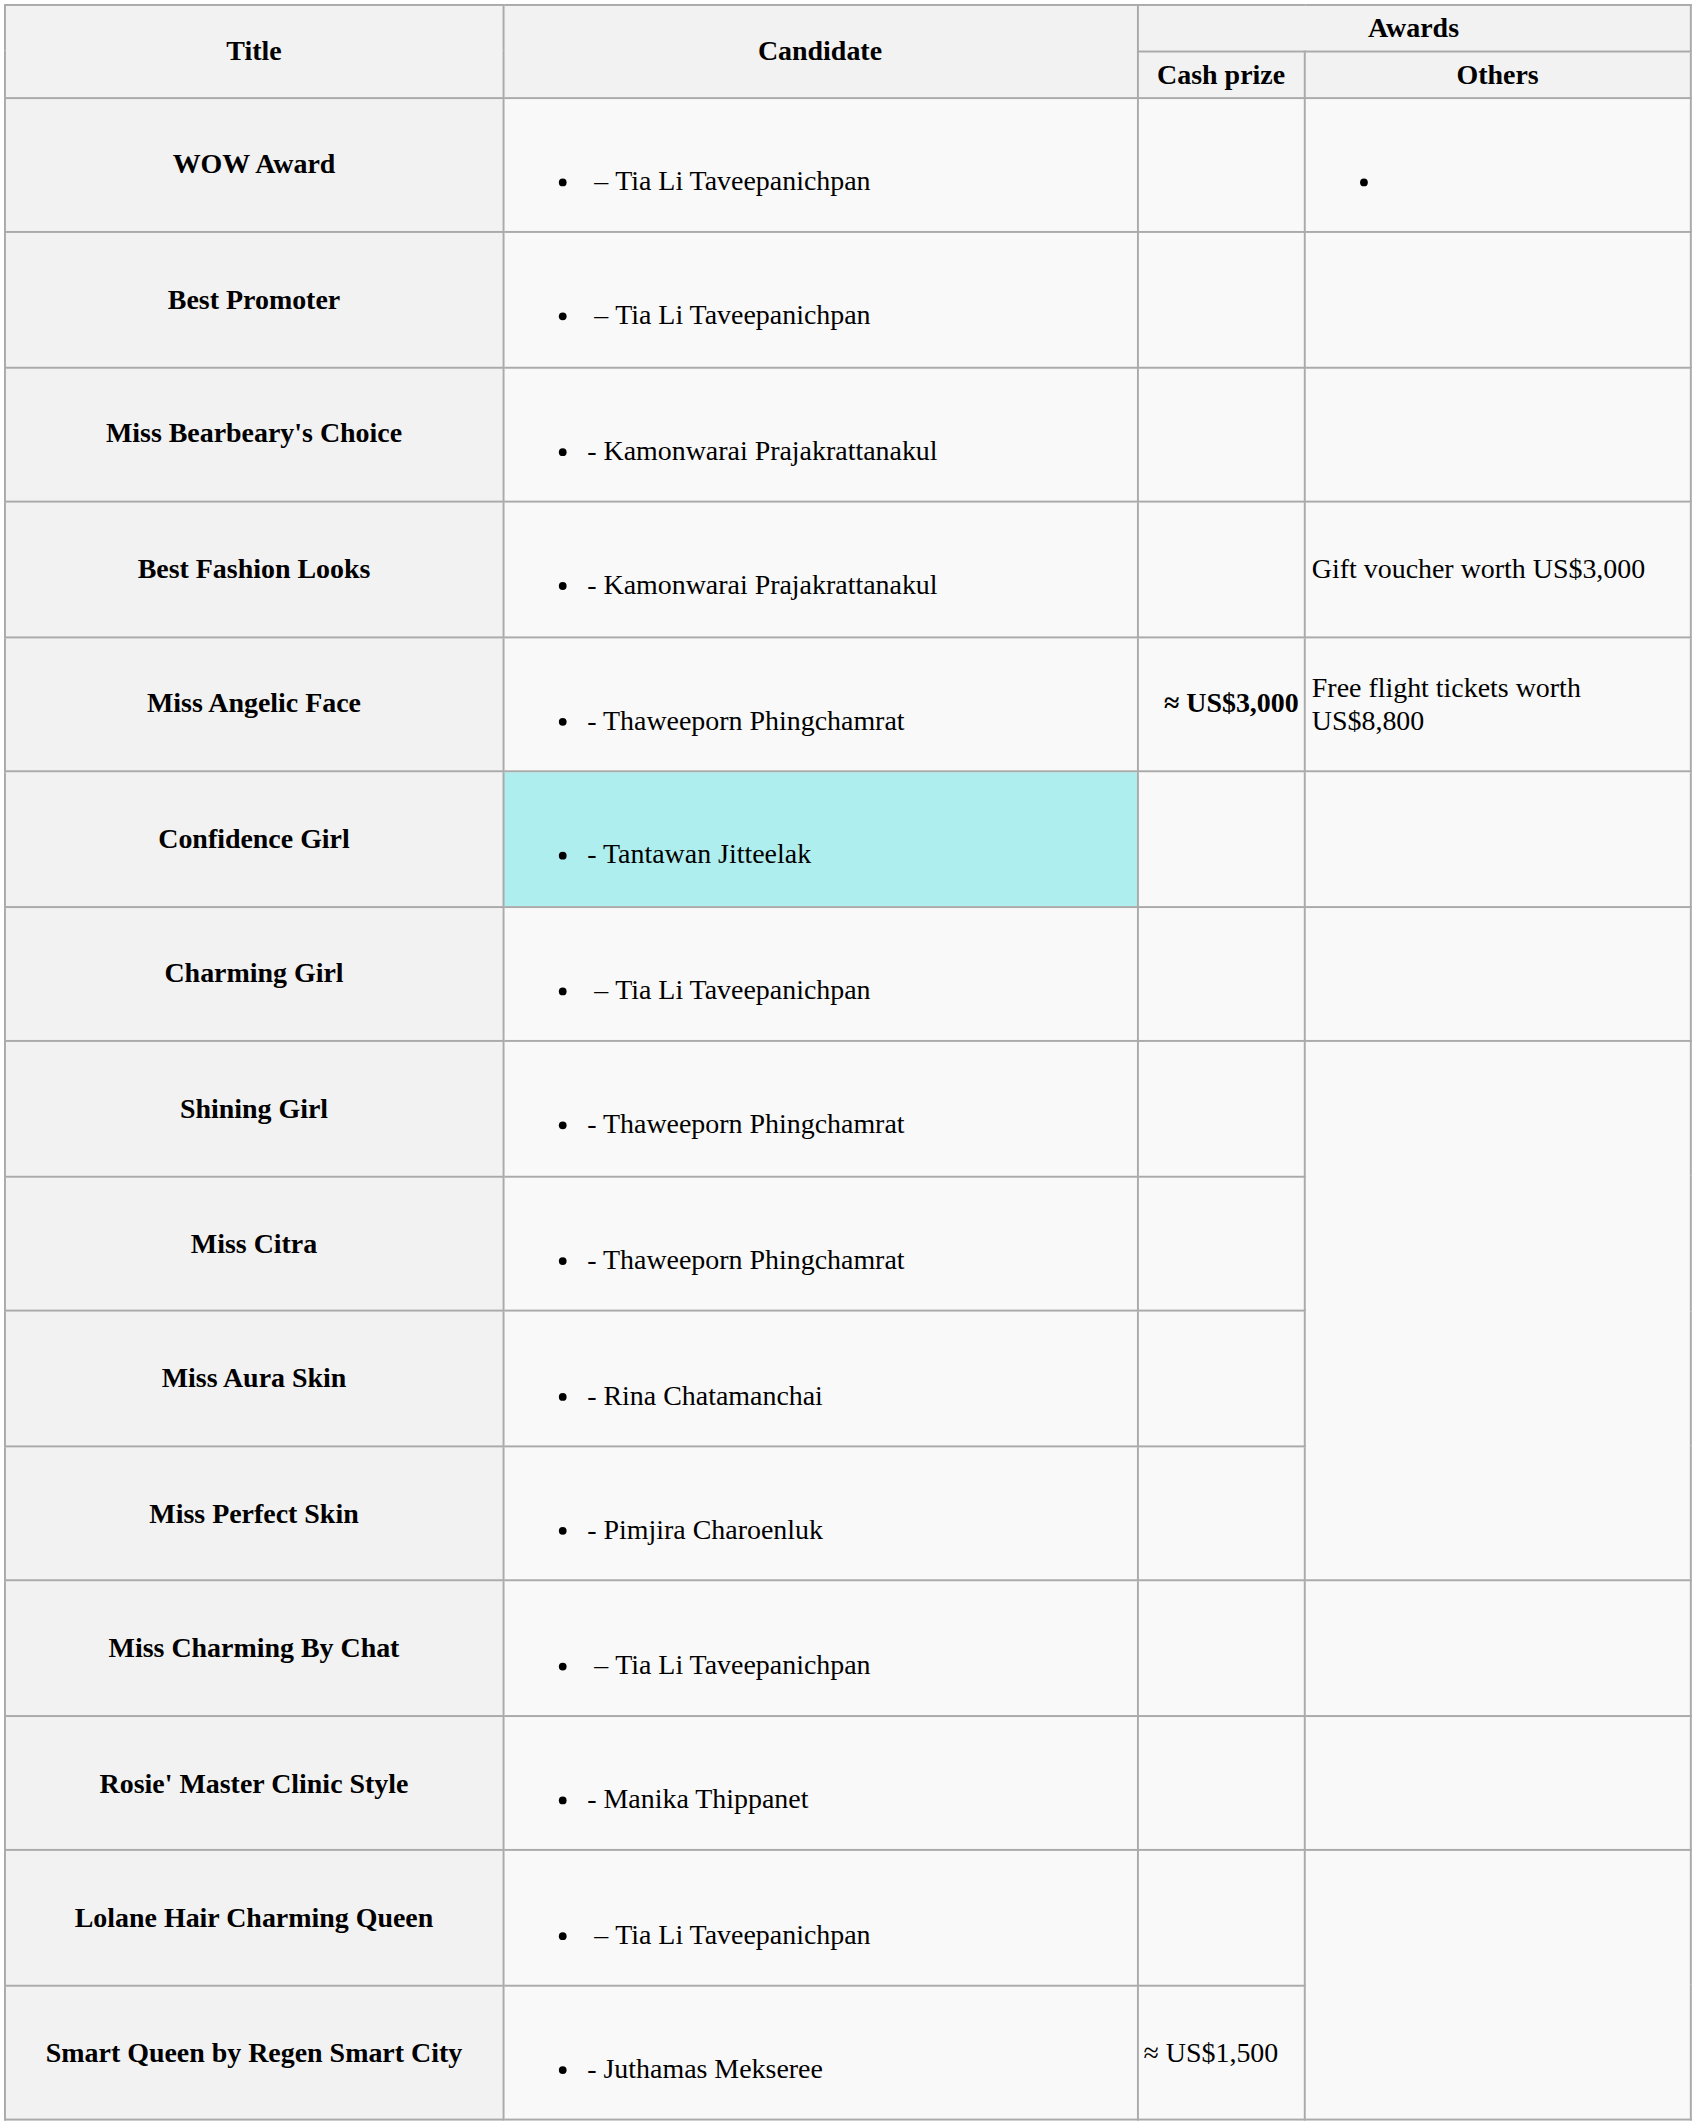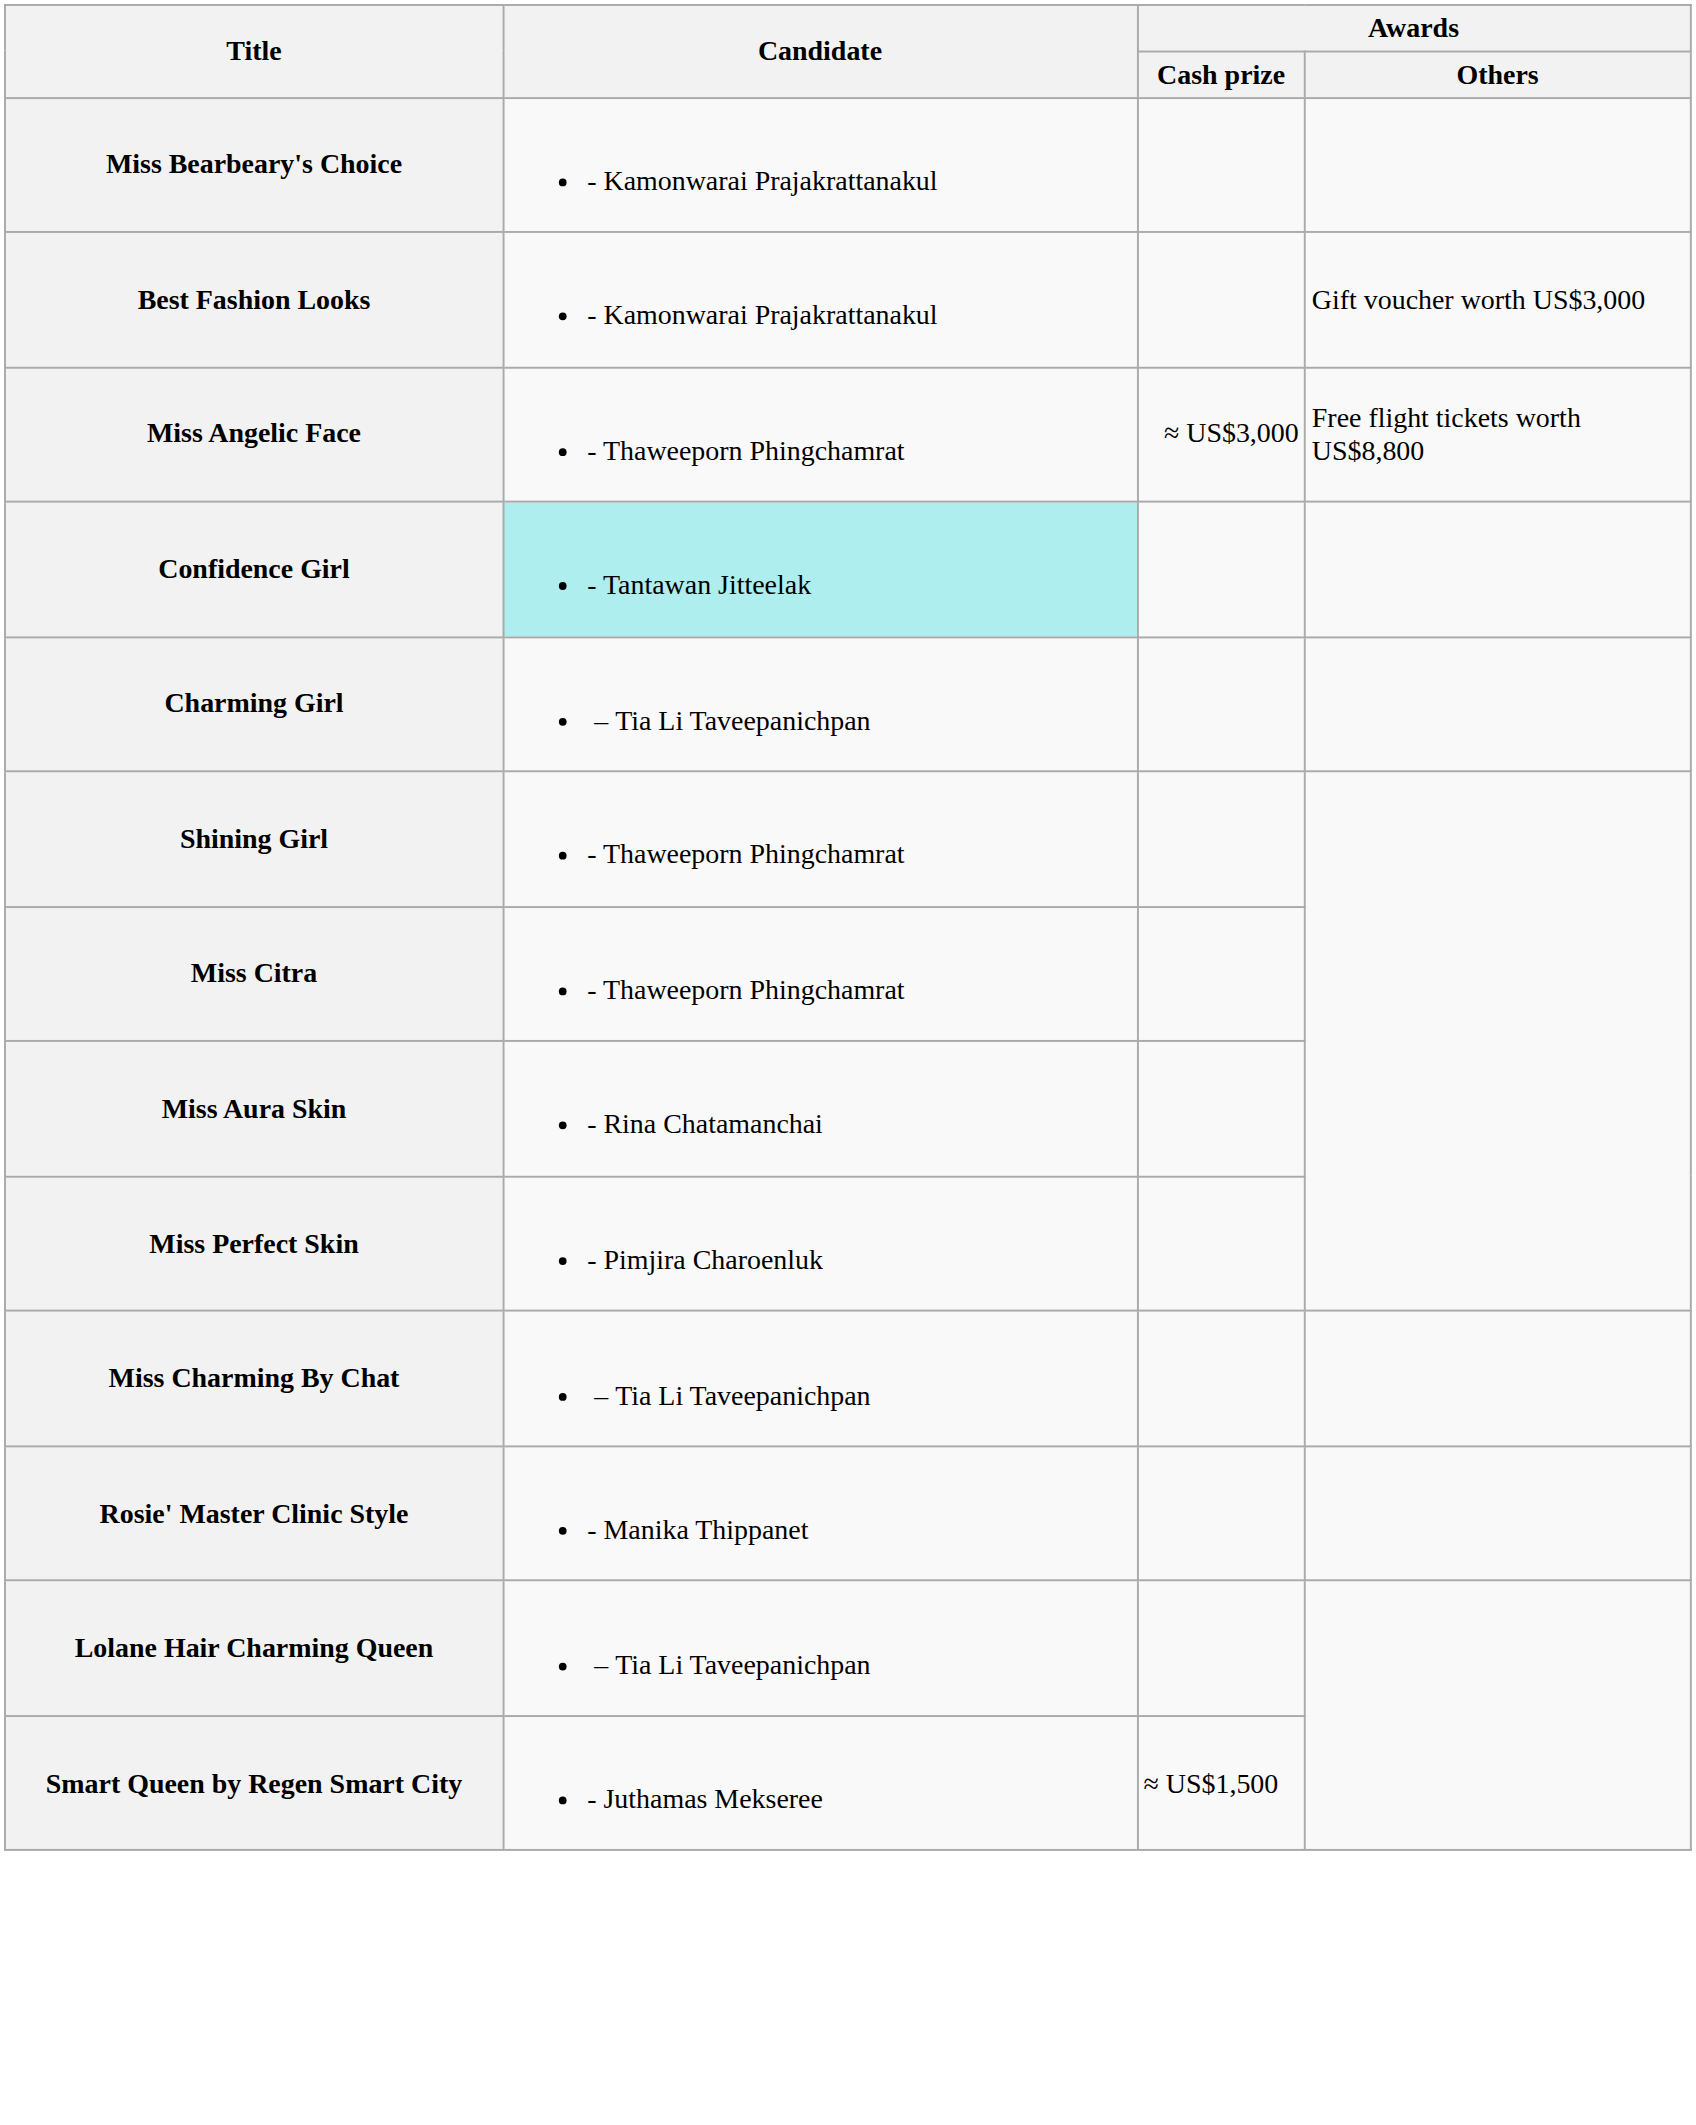- row: (254, 164)
- row: (254, 299)
(1231, 704) bold -> (1231, 434) normal
